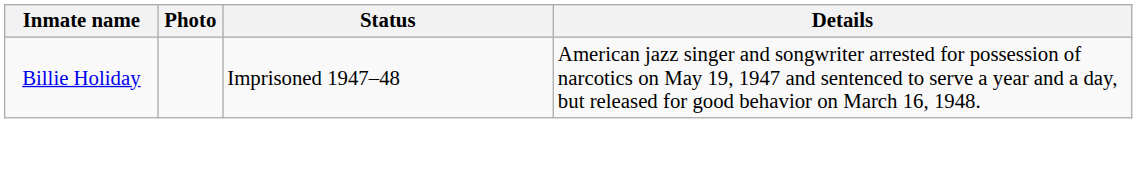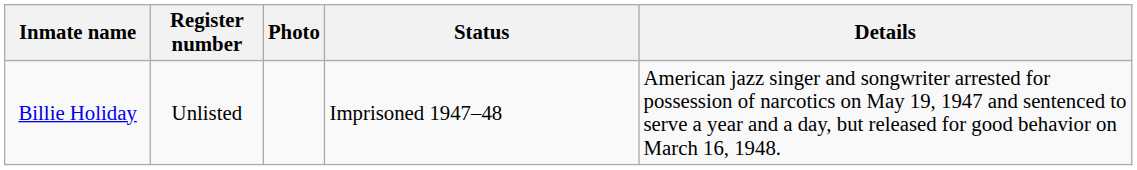+ column: (207, 32)
